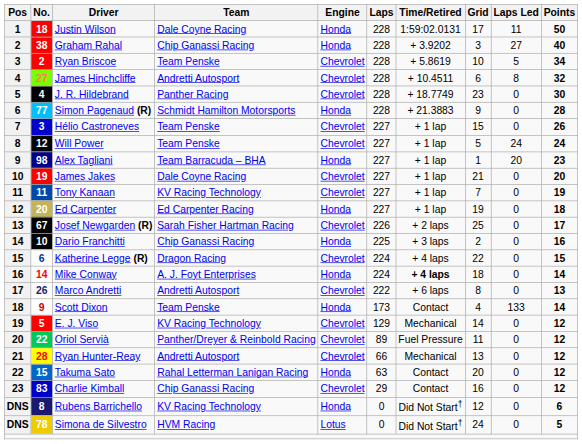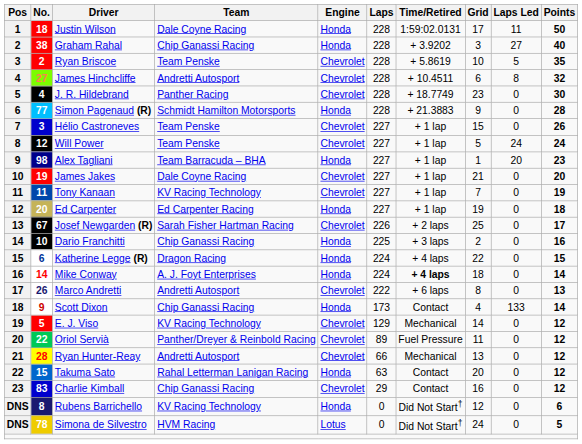(559, 62) 34 -> (559, 62) 35
(343, 258) Chevrolet -> (336, 258) Honda
(188, 307) Team Penske -> (206, 307) Chip Ganassi Racing
